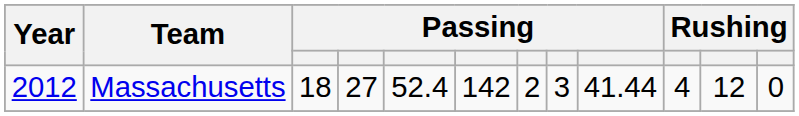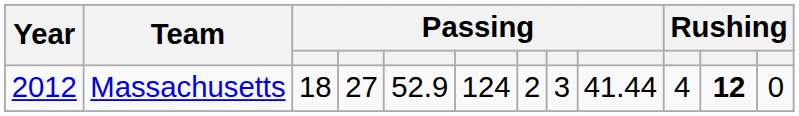(420, 87) 52.4 -> (420, 87) 52.9
(486, 87) 142 -> (486, 87) 124
(729, 87) normal -> (729, 87) bold
